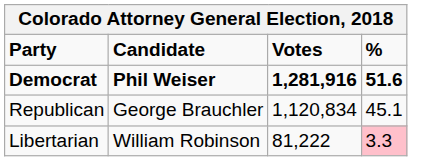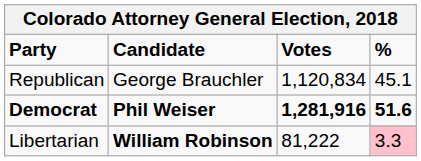rows swapped: (53, 79) <-> (57, 110)
(187, 140) normal -> (193, 140) bold
